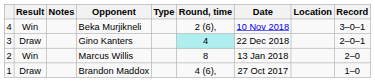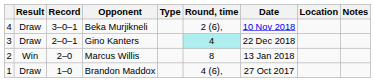columns swapped: (352, 12) <-> (61, 12)
(30, 27) Win -> (30, 27) Draw
